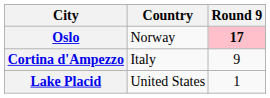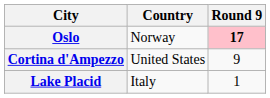(143, 59) Italy -> (168, 59) United States
(168, 81) United States -> (143, 81) Italy
